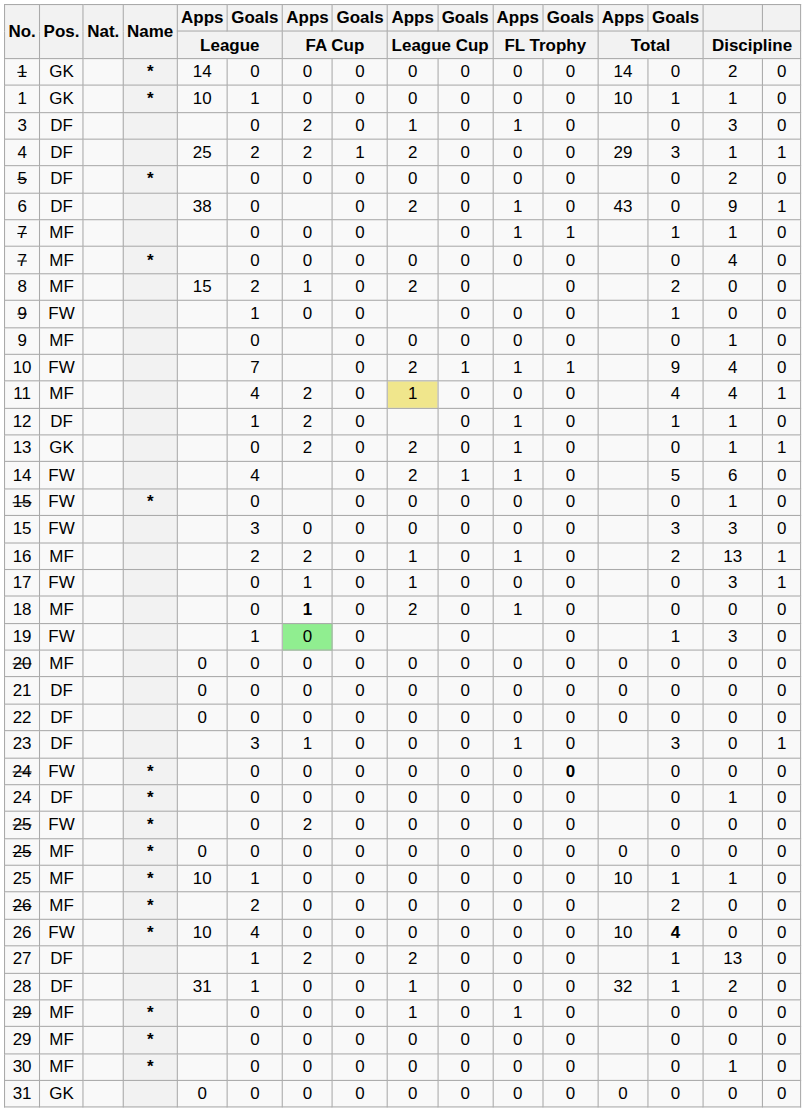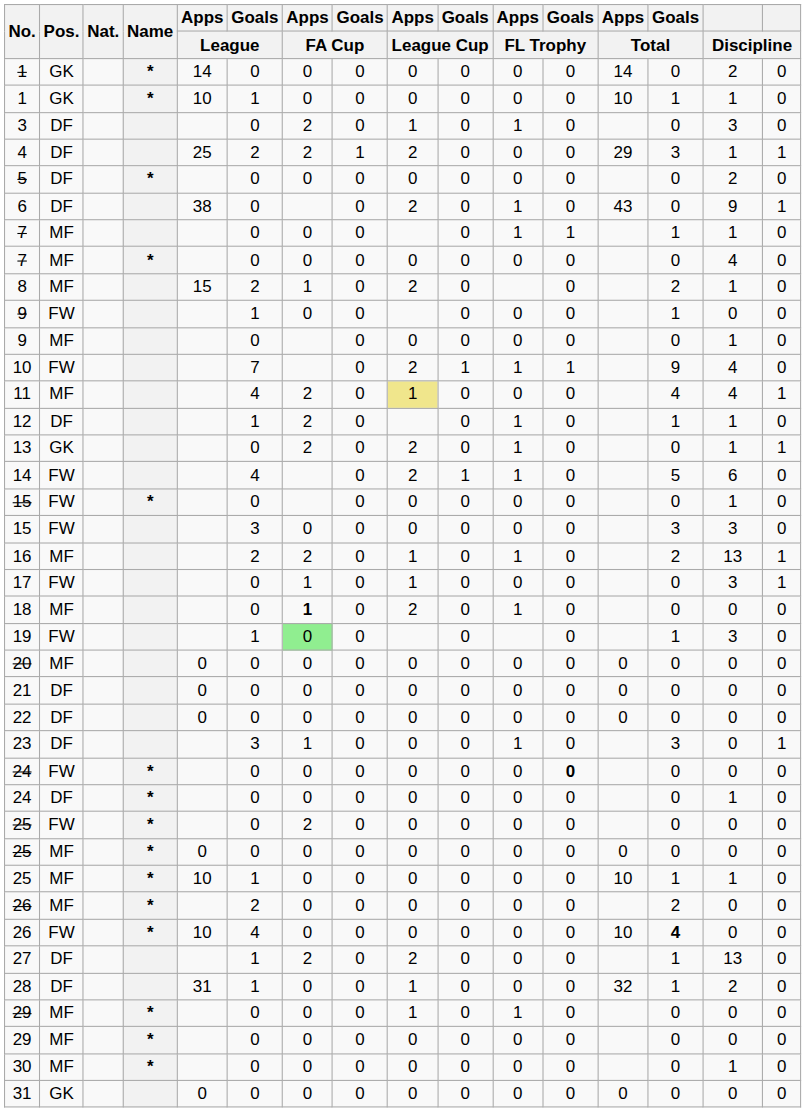(733, 286) 0 -> (733, 286) 1
